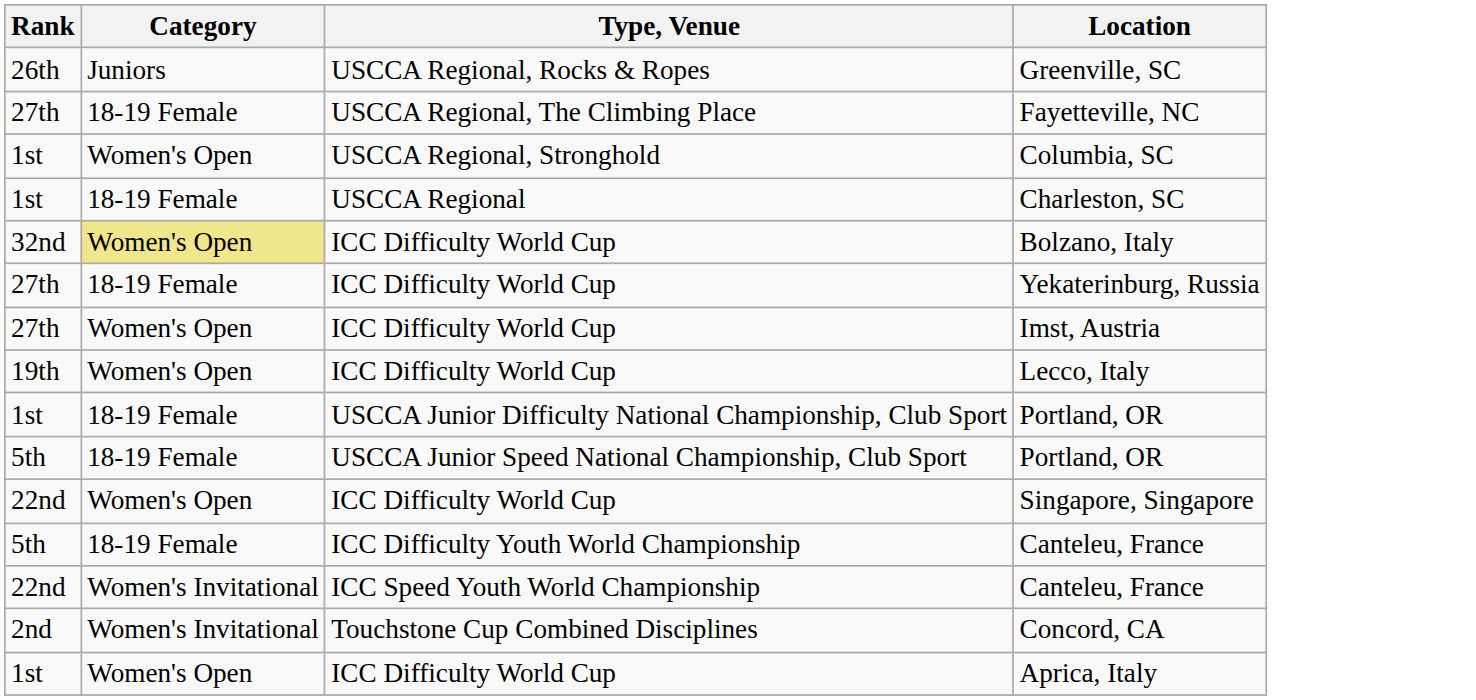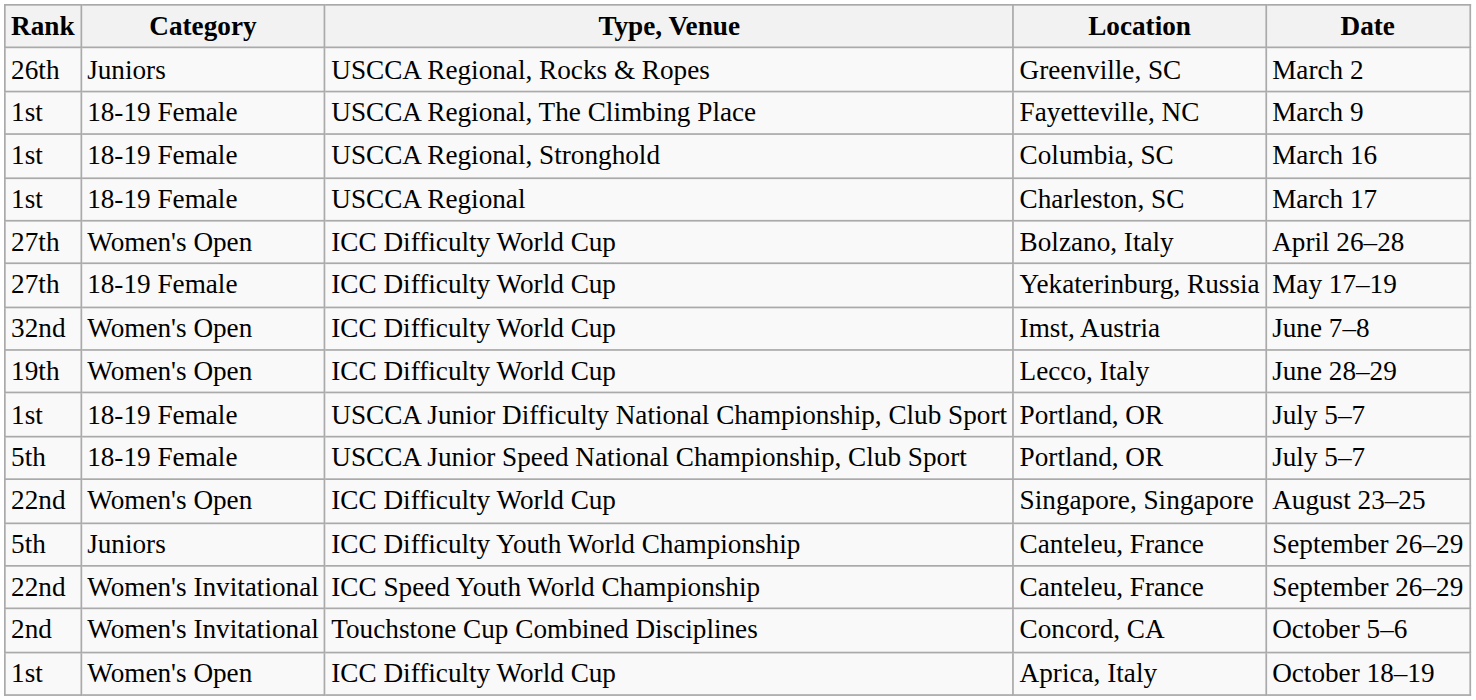+ column: (1368, 26)
(35, 112) 27th -> (27, 112) 1st
(170, 155) Women's Open -> (162, 155) 18-19 Female
(38, 241) 32nd -> (35, 241) 27th
(170, 241) khaki background -> (170, 241) no background
(35, 328) 27th -> (38, 328) 32nd
(162, 543) 18-19 Female -> (126, 543) Juniors
